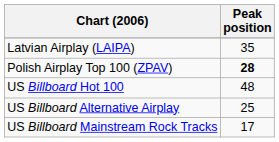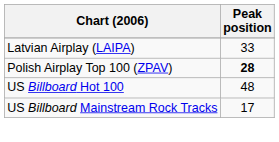(247, 48) 35 -> (247, 48) 33
- row: (93, 107)
